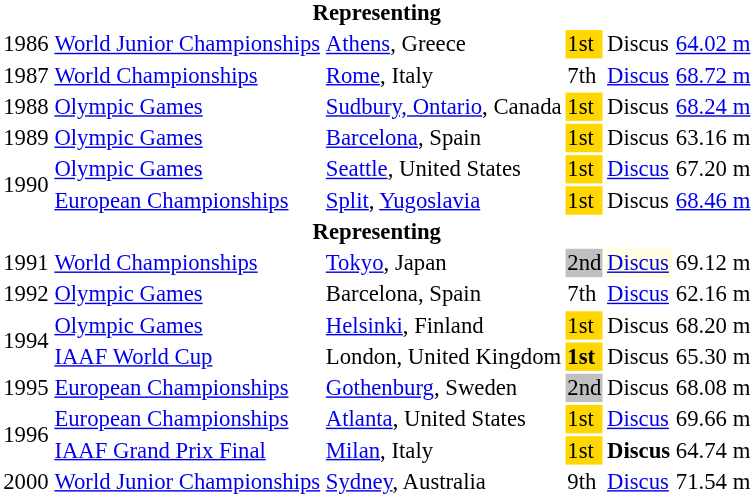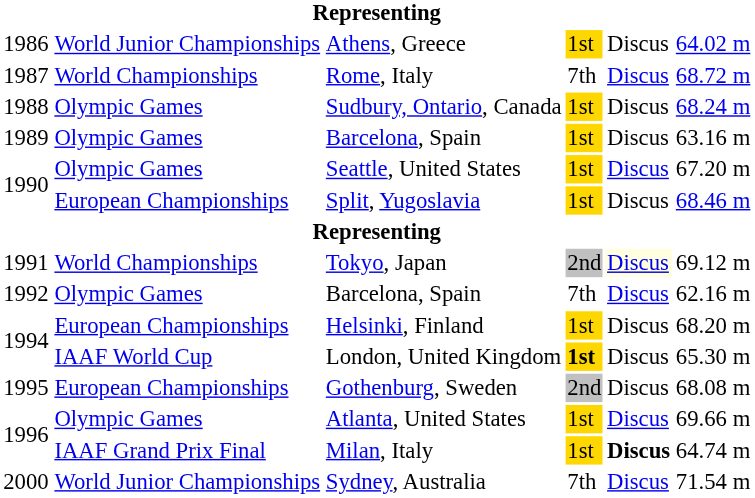(129, 325) Olympic Games -> (171, 325) European Championships
(171, 418) European Championships -> (129, 418) Olympic Games
(582, 481) 9th -> (582, 481) 7th
